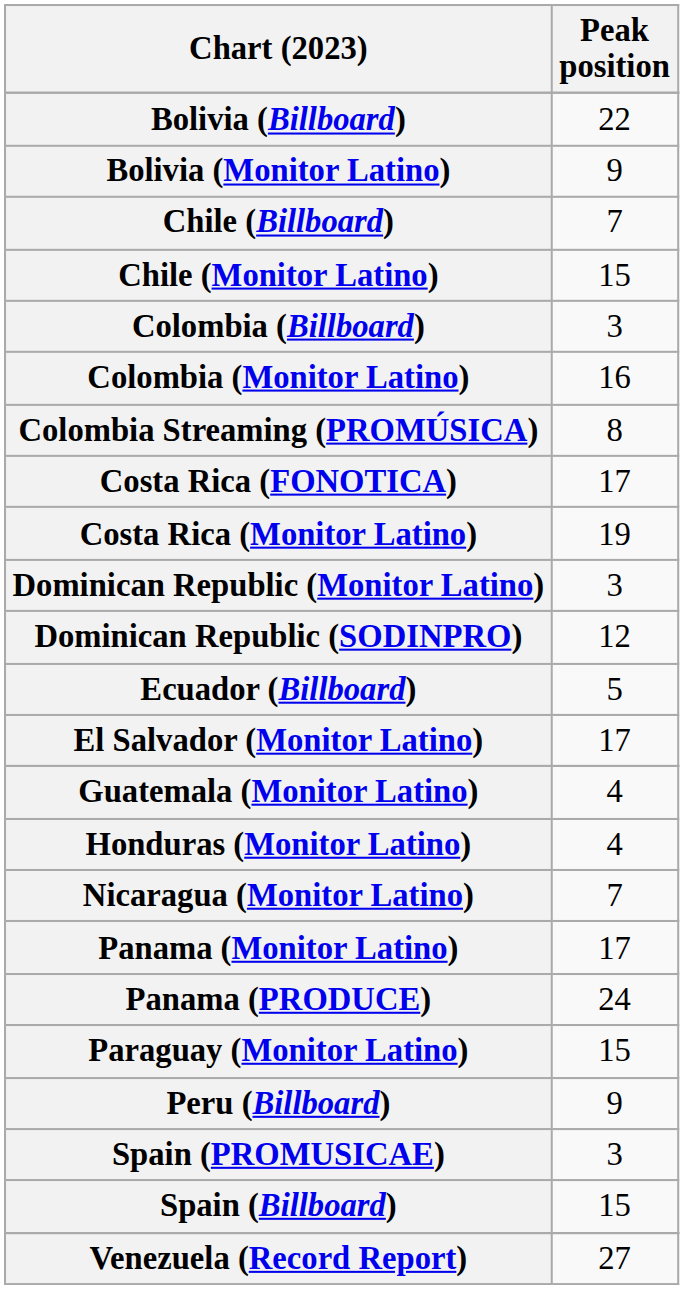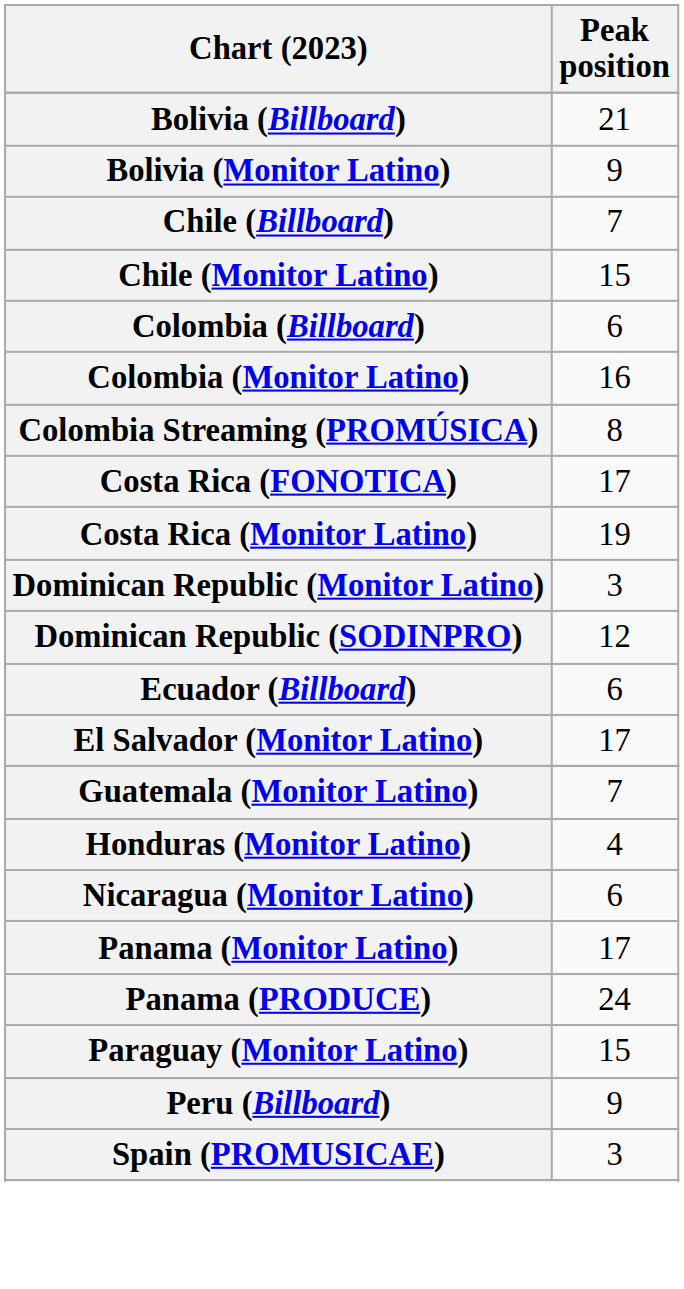(615, 118) 22 -> (615, 118) 21
(615, 325) 3 -> (615, 325) 6
(615, 688) 5 -> (615, 688) 6
(615, 791) 4 -> (615, 791) 7
(615, 895) 7 -> (615, 895) 6
- row: (278, 1205)
- row: (278, 1257)
